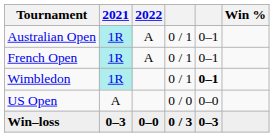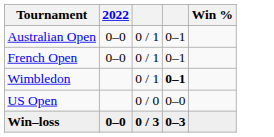- column: (116, 15)
(149, 36) A -> (116, 36) 0–0
(149, 57) A -> (116, 57) 0–0
